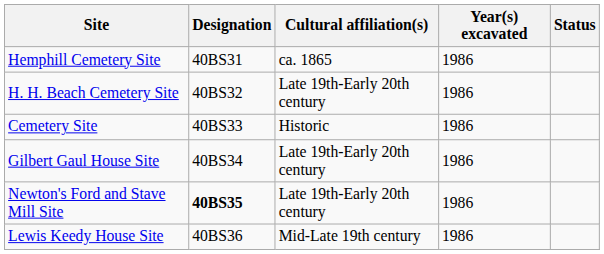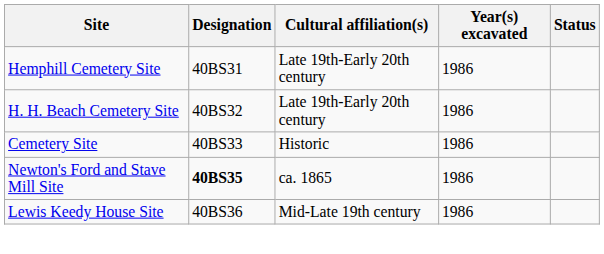(305, 59) ca. 1865 -> (344, 68) Late 19th-Early 20th century
- row: (84, 160)
(344, 203) Late 19th-Early 20th century -> (305, 178) ca. 1865
